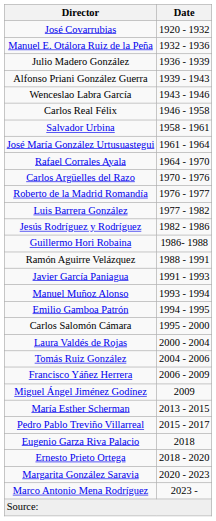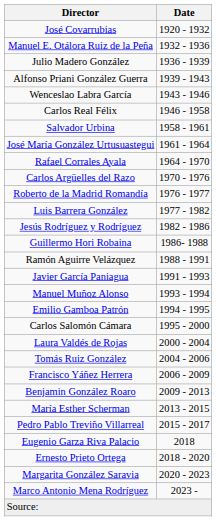- row: (81, 392)
+ row: (81, 392)
